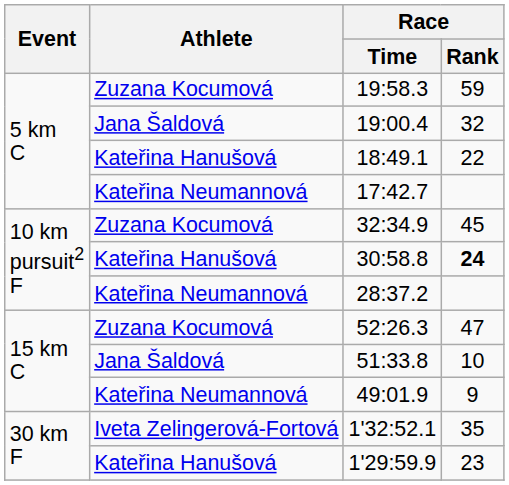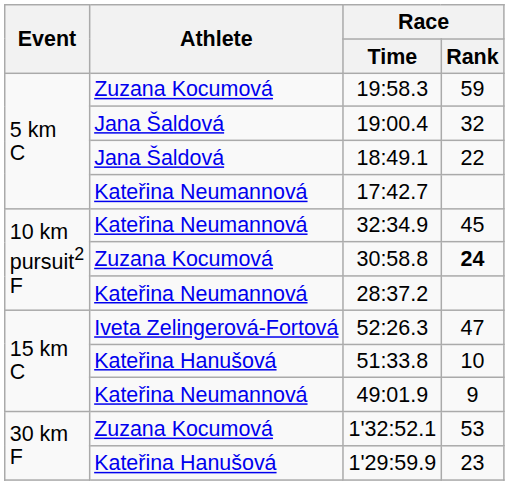(185, 158) Kateřina Hanušová -> (159, 158) Jana Šaldová
(184, 225) Zuzana Kocumová -> (201, 225) Kateřina Neumannová
(185, 259) Kateřina Hanušová -> (184, 259) Zuzana Kocumová
(184, 327) Zuzana Kocumová -> (216, 327) Iveta Zelingerová-Fortová
(159, 361) Jana Šaldová -> (185, 361) Kateřina Hanušová
(216, 429) Iveta Zelingerová-Fortová -> (184, 429) Zuzana Kocumová
(472, 429) 35 -> (472, 429) 53
